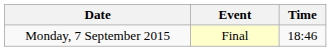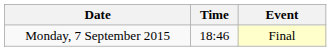columns swapped: (302, 14) <-> (235, 14)
